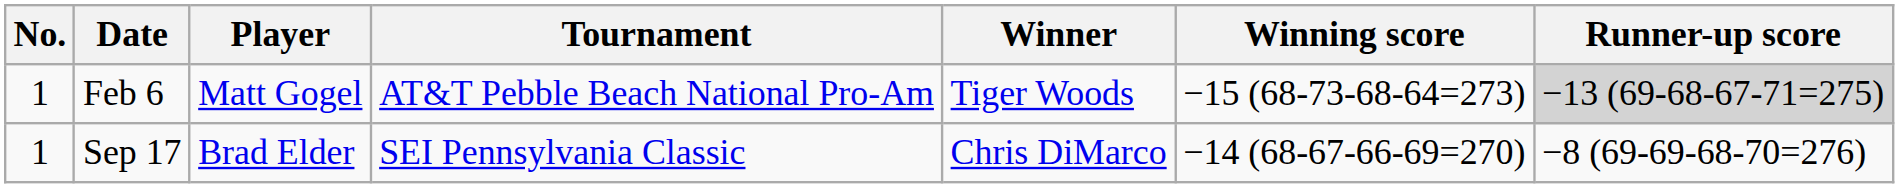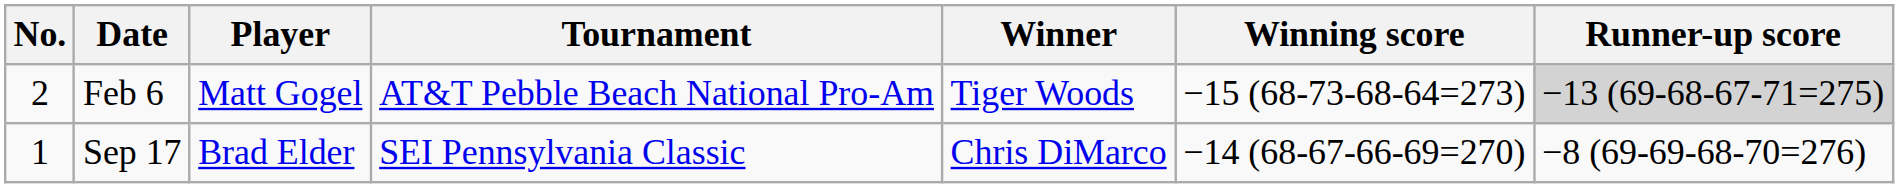(40, 93) 1 -> (40, 93) 2
